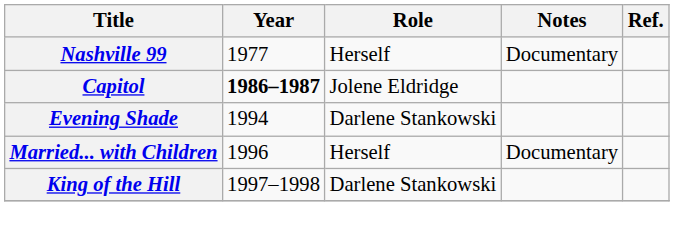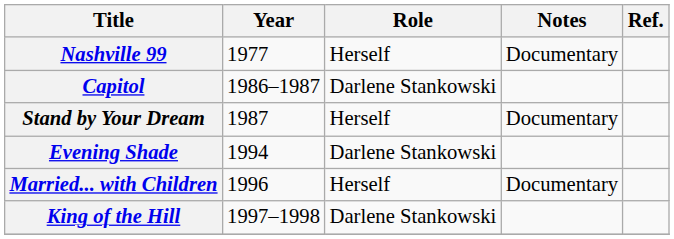(274, 86) bold -> (274, 86) normal
(394, 86) Jolene Eldridge -> (413, 86) Darlene Stankowski
+ row: (113, 119)
